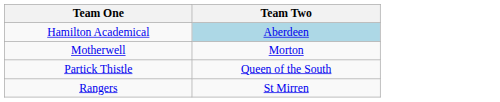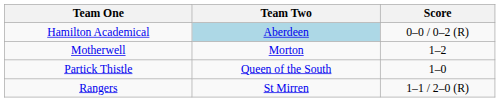+ column: (438, 13)
